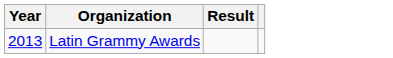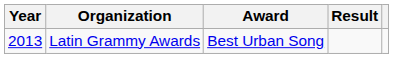+ column: (266, 16)
